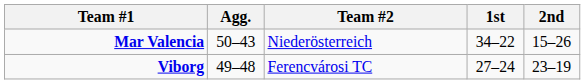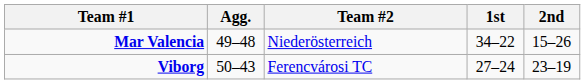(236, 41) 50–43 -> (236, 41) 49–48
(236, 66) 49–48 -> (236, 66) 50–43
